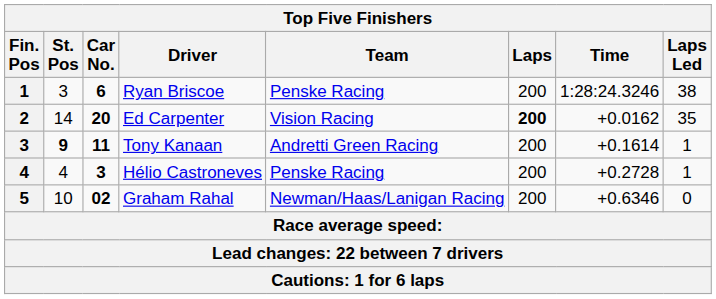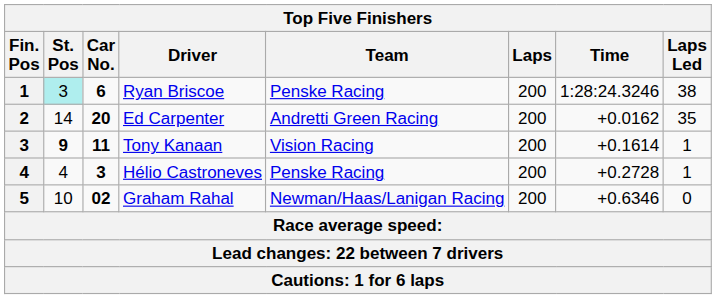(63, 91) no background -> (63, 91) paleturquoise background
(322, 118) Vision Racing -> (354, 118) Andretti Green Racing
(532, 118) bold -> (532, 118) normal
(354, 145) Andretti Green Racing -> (322, 145) Vision Racing
